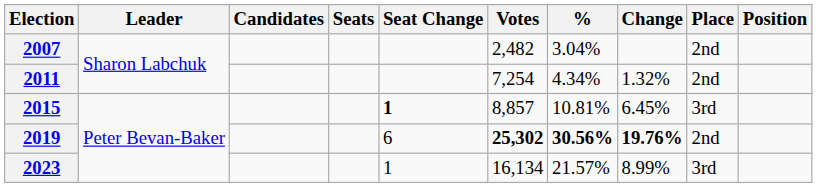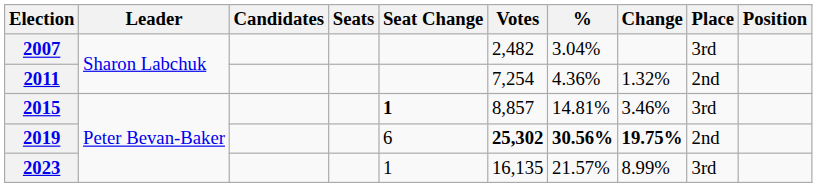(706, 49) 2nd -> (704, 49) 3rd
(576, 78) 4.34% -> (576, 78) 4.36%
(581, 108) 10.81% -> (581, 108) 14.81%
(646, 108) 6.45% -> (646, 108) 3.46%
(652, 138) 19.76% -> (652, 138) 19.75%
(518, 167) 16,134 -> (518, 167) 16,135
